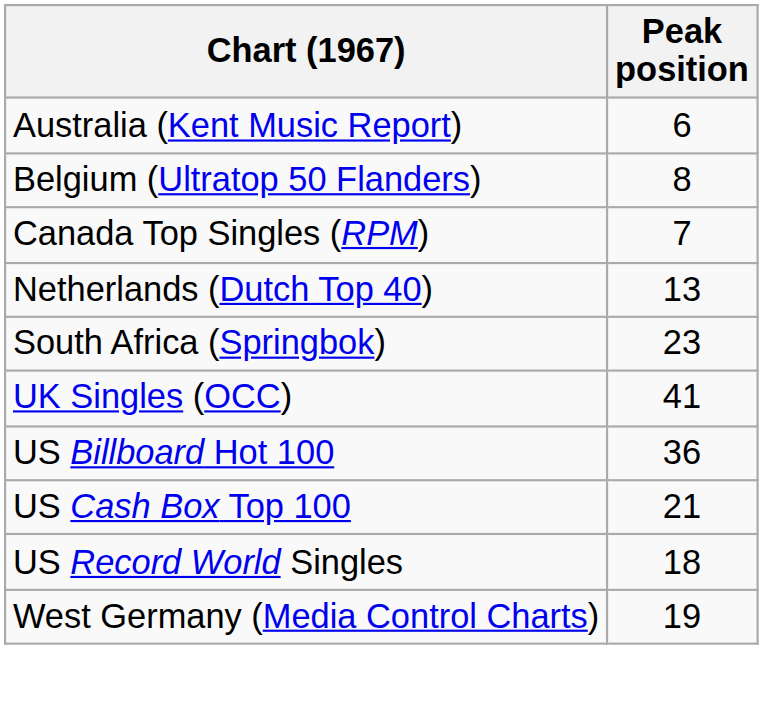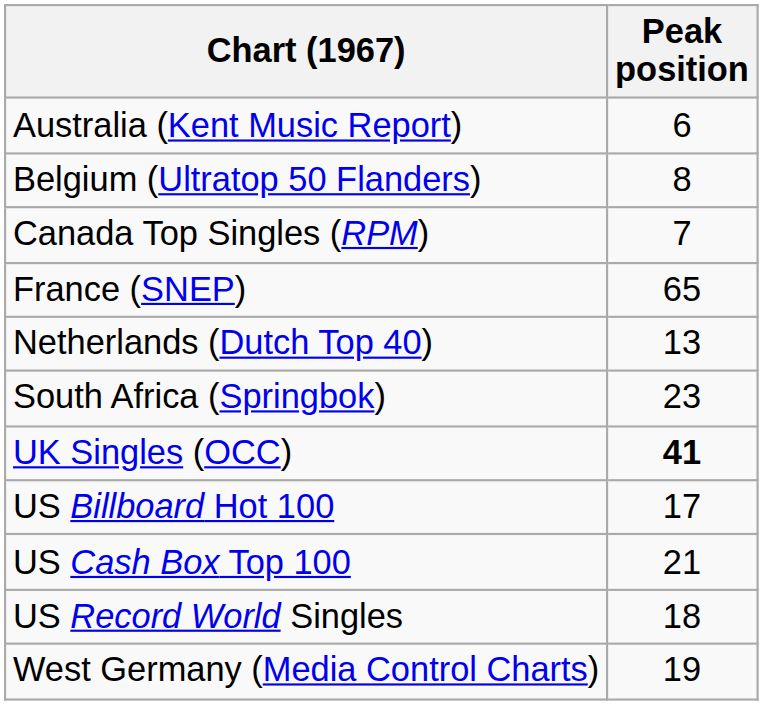+ row: (130, 288)
(682, 397) normal -> (682, 452) bold
(682, 452) 36 -> (682, 506) 17
